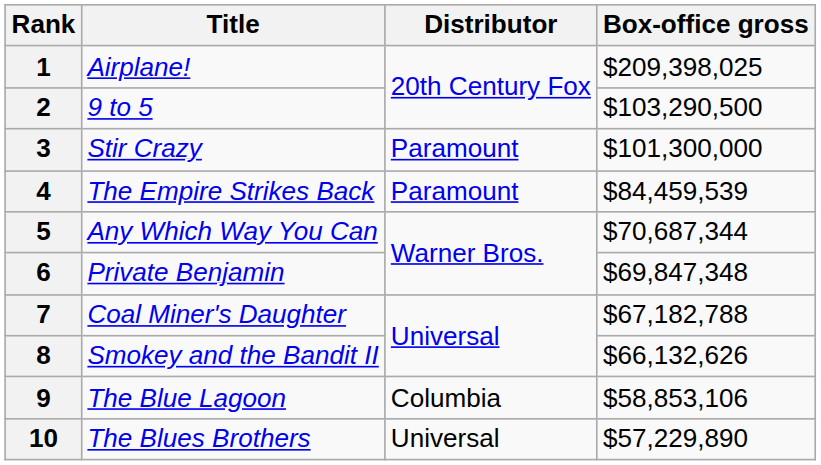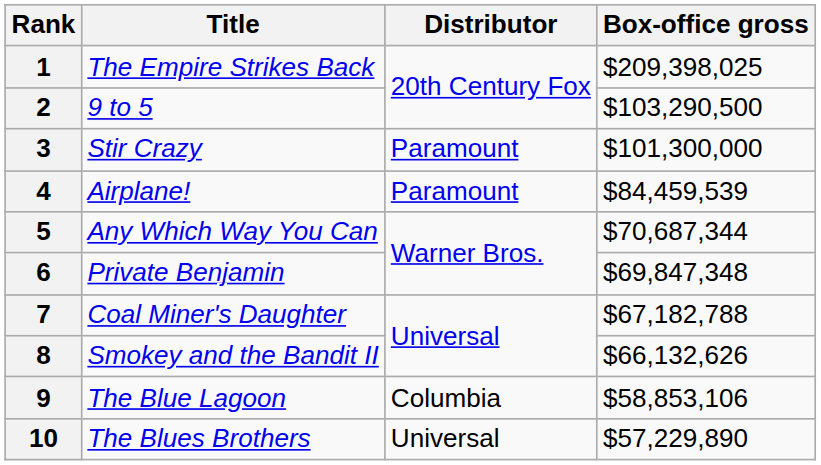(139, 66) Airplane! -> (231, 66) The Empire Strikes Back
(231, 190) The Empire Strikes Back -> (139, 190) Airplane!
